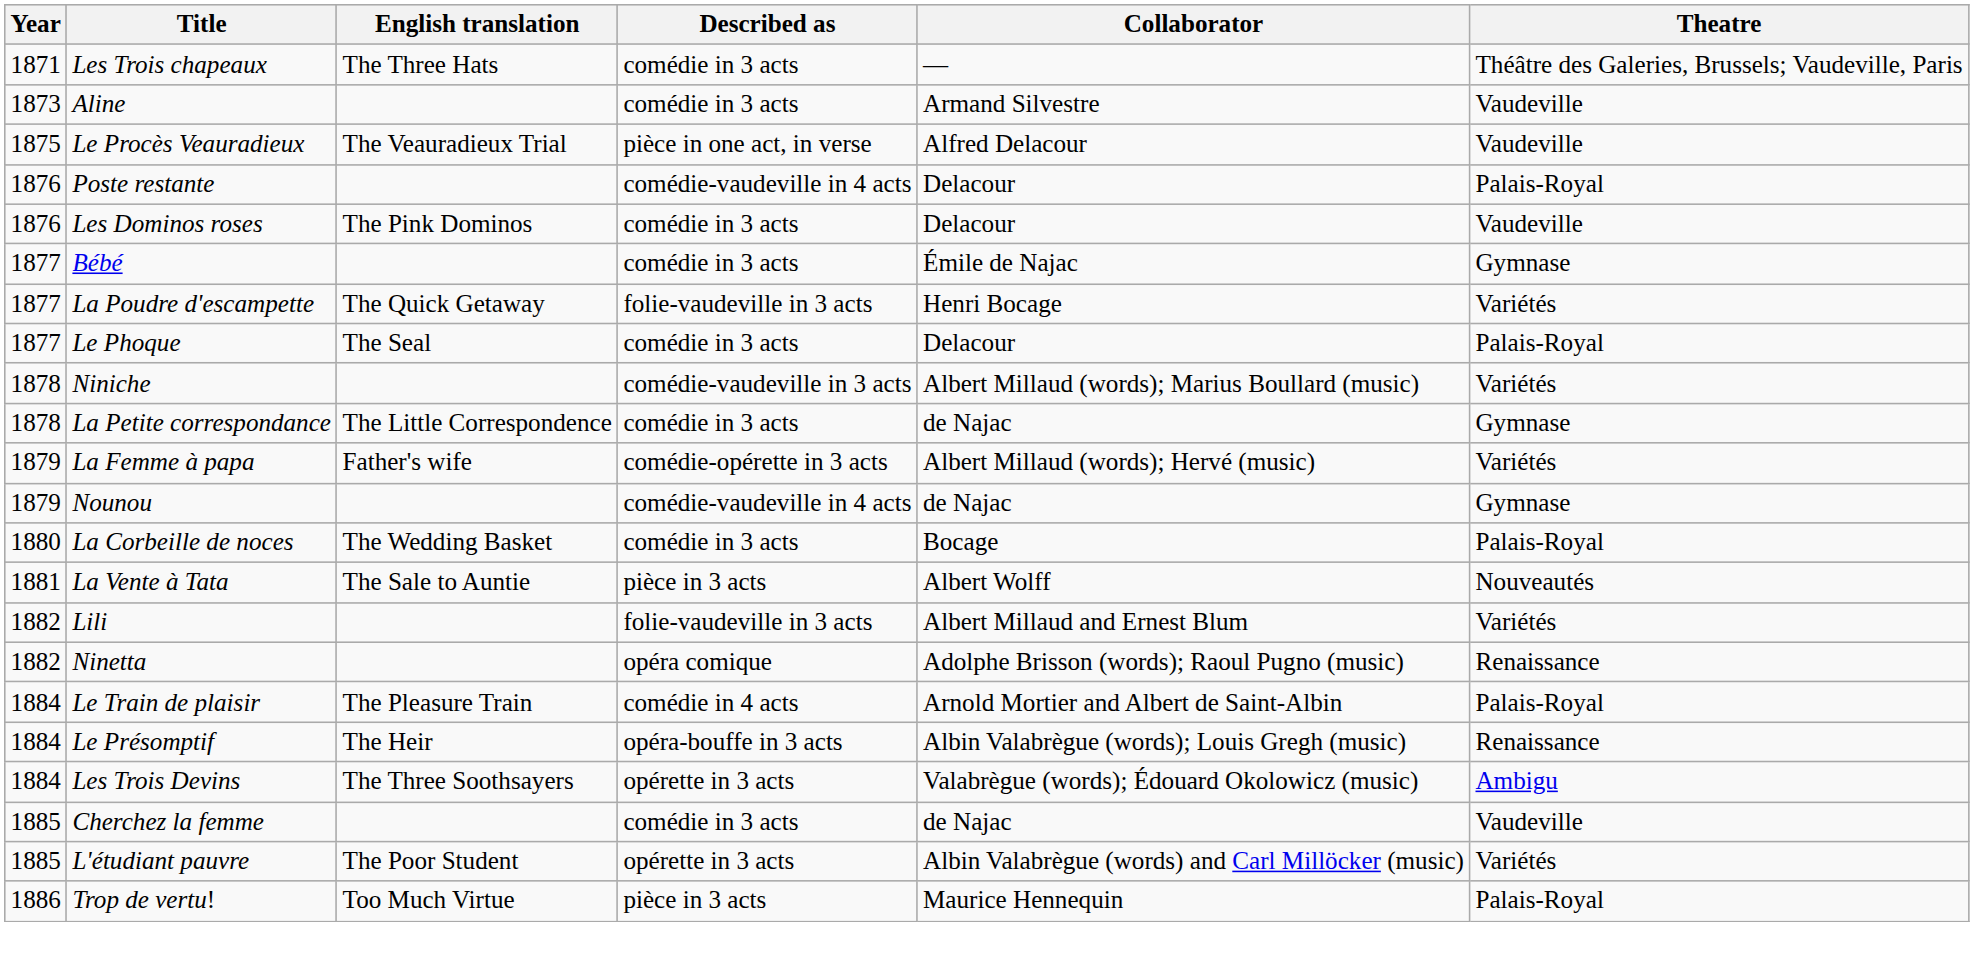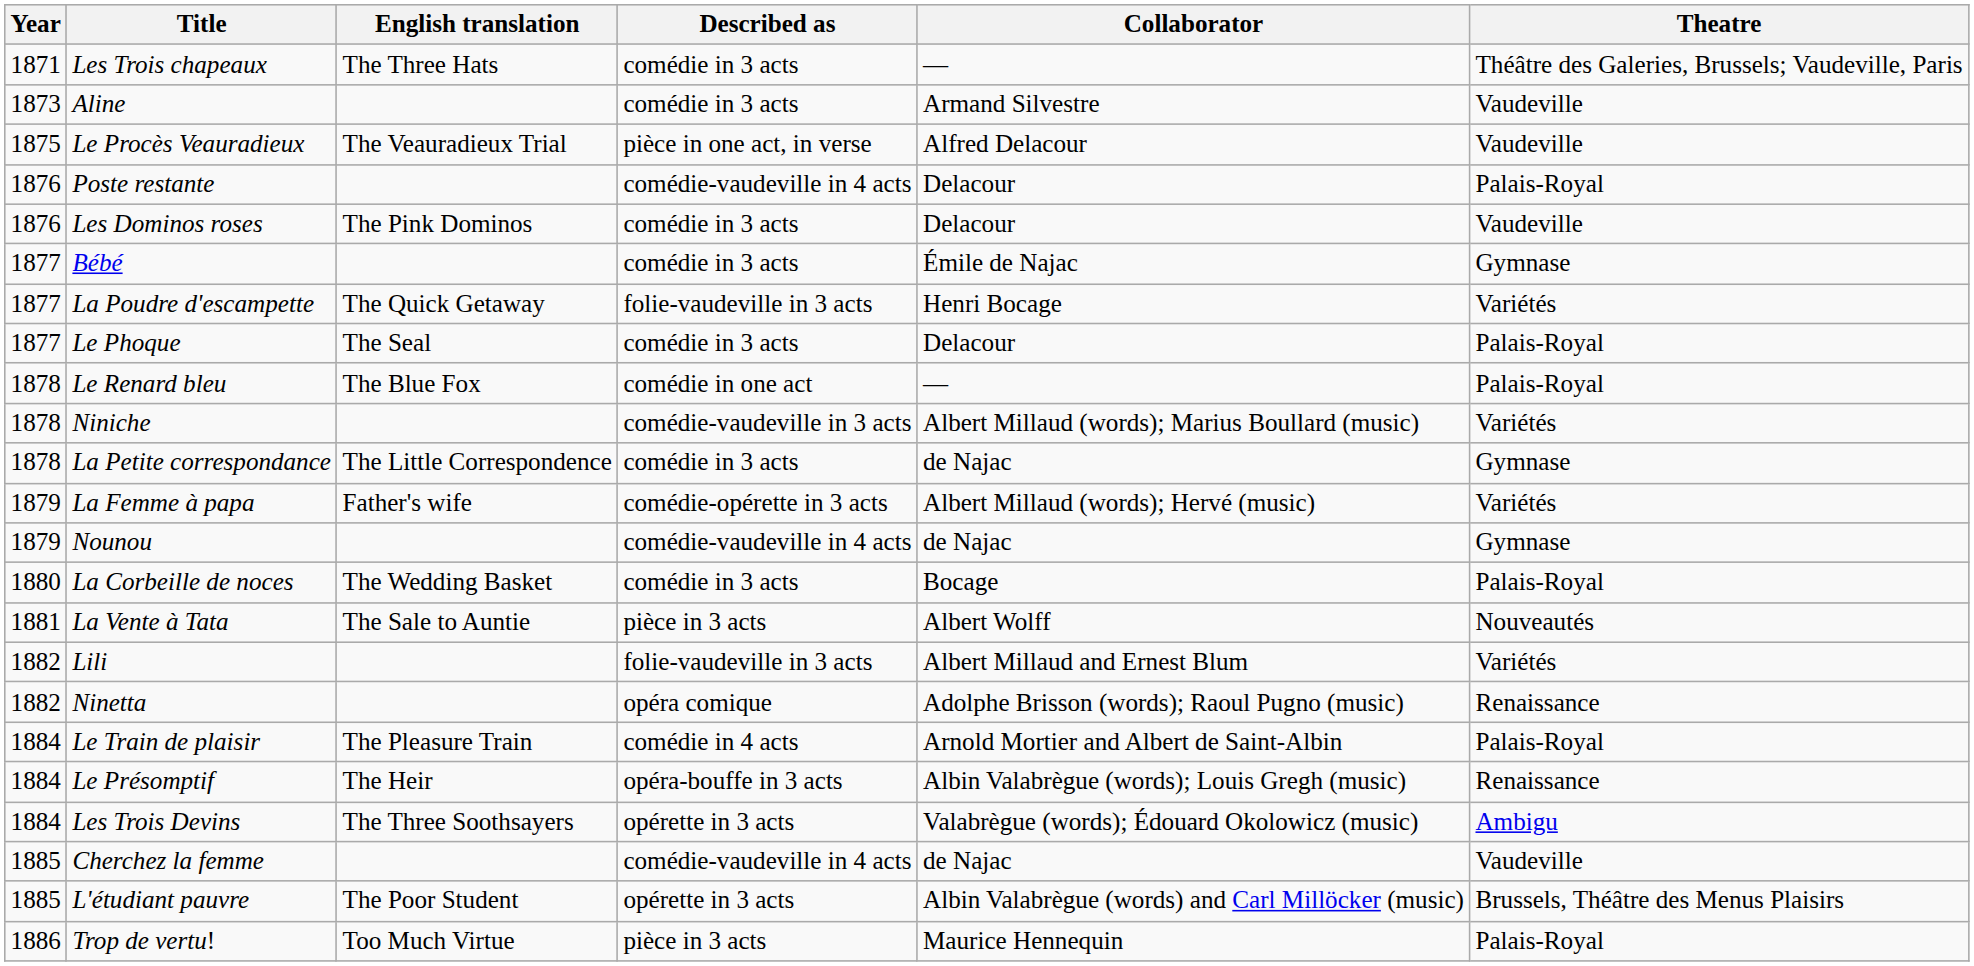+ row: (149, 382)
(711, 821) comédie in 3 acts -> (767, 861) comédie-vaudeville in 4 acts
(1516, 861) Variétés -> (1660, 900) Brussels, Théâtre des Menus Plaisirs
